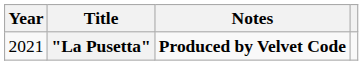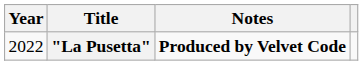(26, 45) 2021 -> (26, 45) 2022
